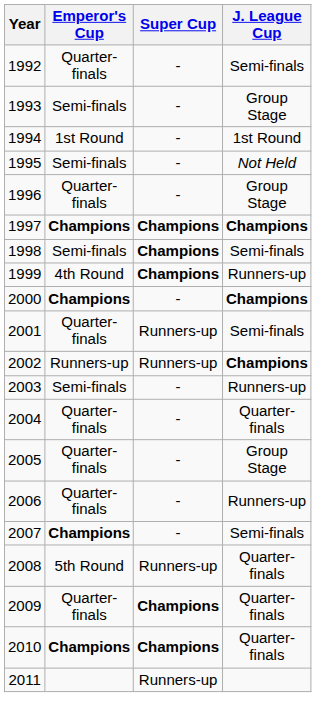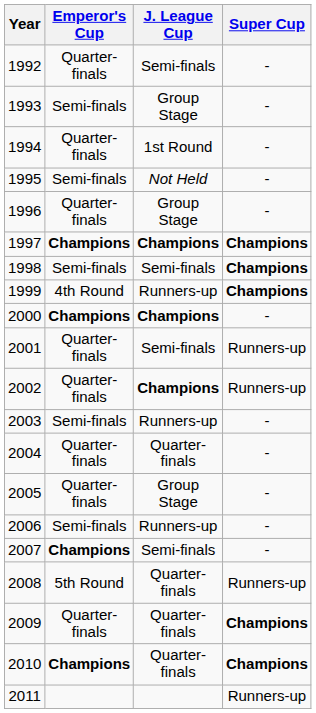columns swapped: (267, 24) <-> (178, 24)
(89, 138) 1st Round -> (89, 147) Quarter-finals
(89, 363) Runners-up -> (89, 388) Quarter-finals
(89, 501) Quarter-finals -> (89, 526) Semi-finals
